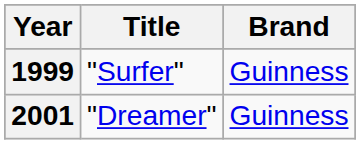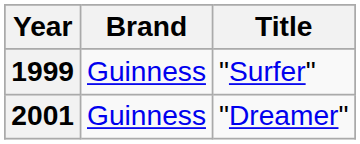columns swapped: (152, 26) <-> (289, 26)
